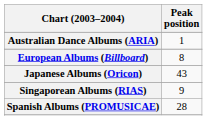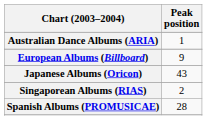(182, 57) 8 -> (182, 57) 9
(182, 90) 9 -> (182, 90) 2
